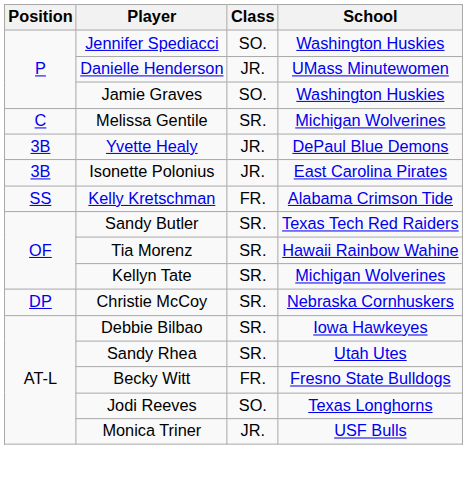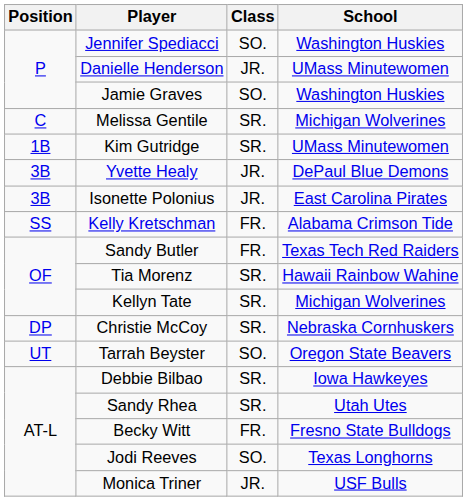+ row: (152, 146)
(253, 224) SR. -> (253, 250) FR.
+ row: (152, 353)
